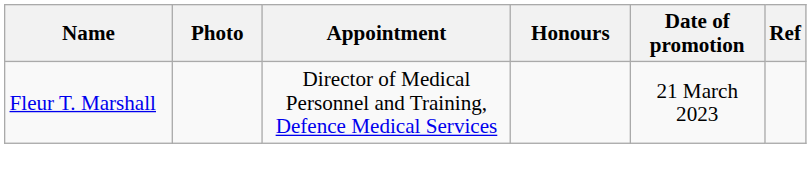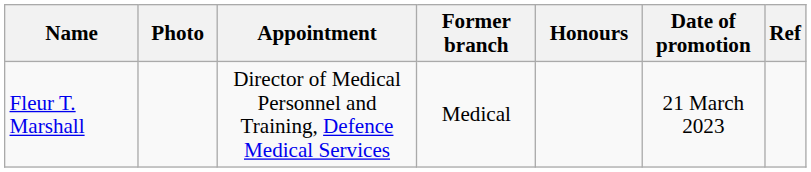+ column: (476, 33)
